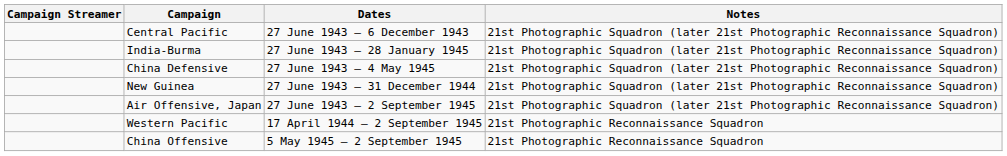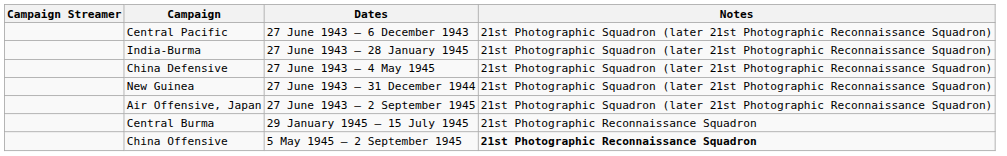- row: (177, 123)
+ row: (171, 123)
(625, 141) normal -> (619, 141) bold
